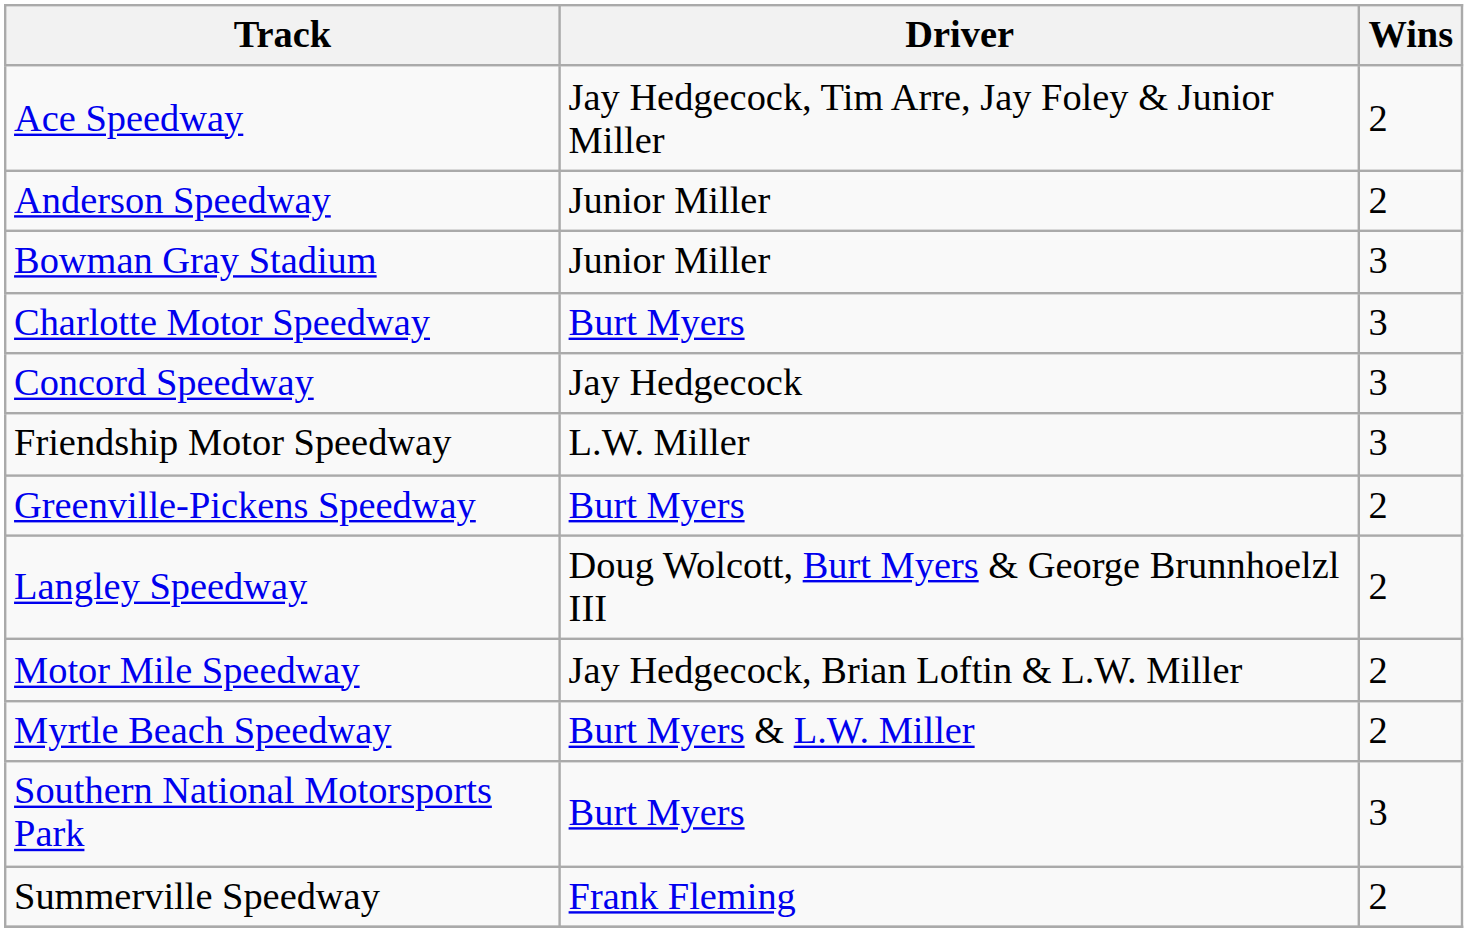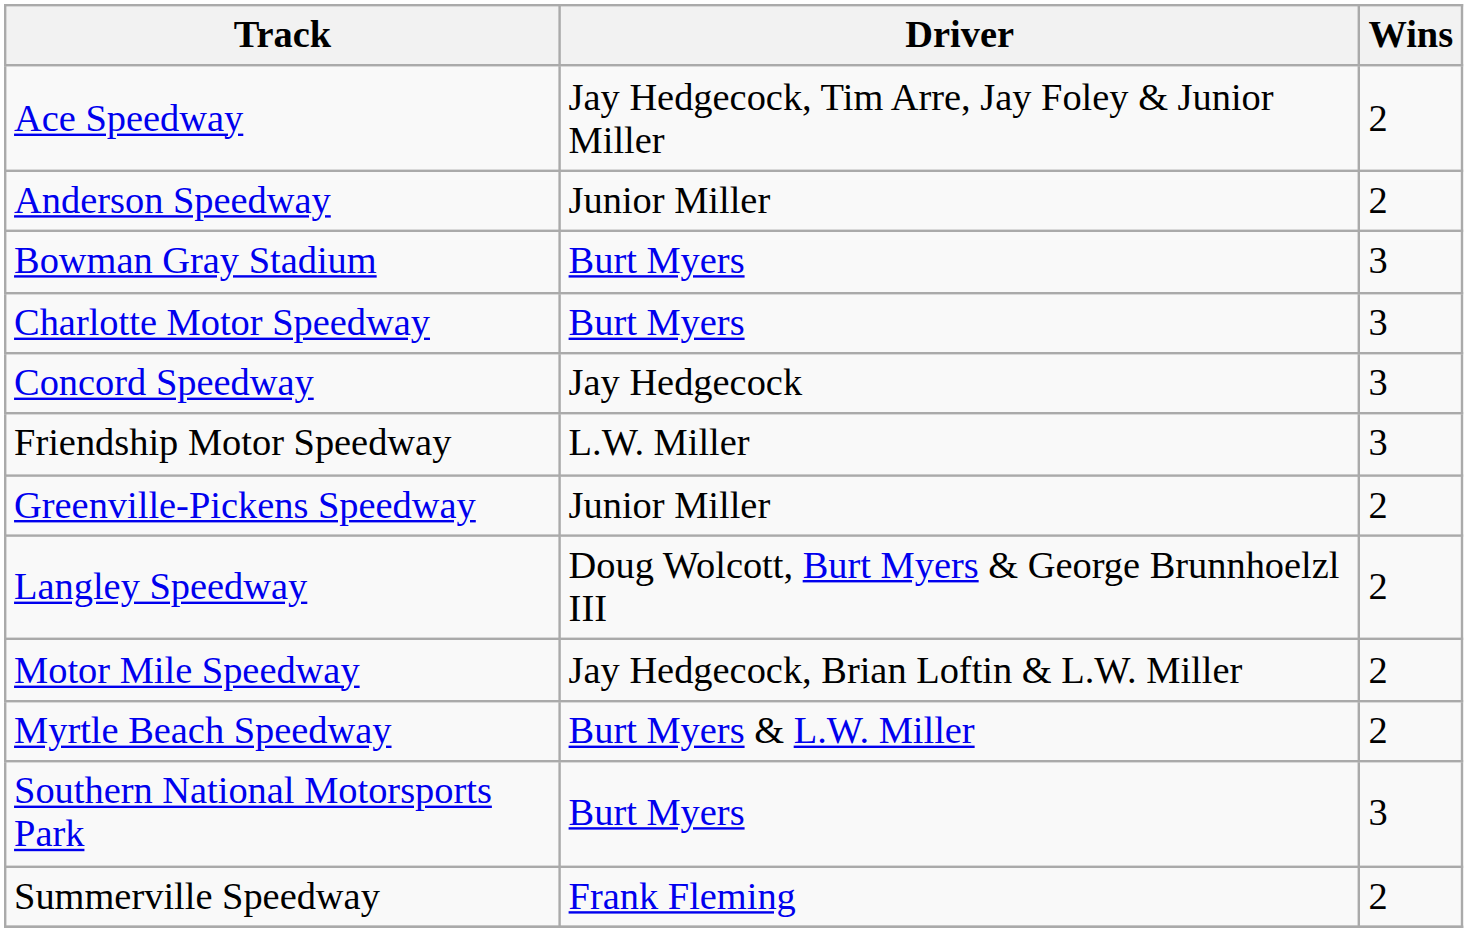(669, 260) Junior Miller -> (657, 260) Burt Myers
(657, 504) Burt Myers -> (669, 504) Junior Miller
